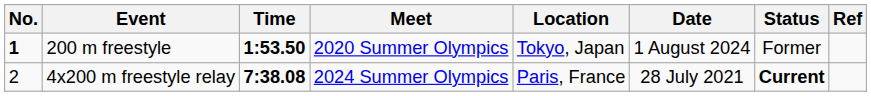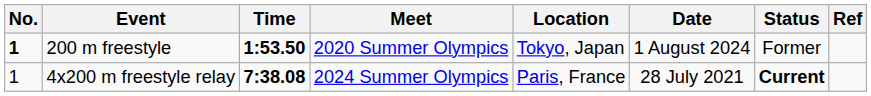(14, 76) 2 -> (14, 76) 1
